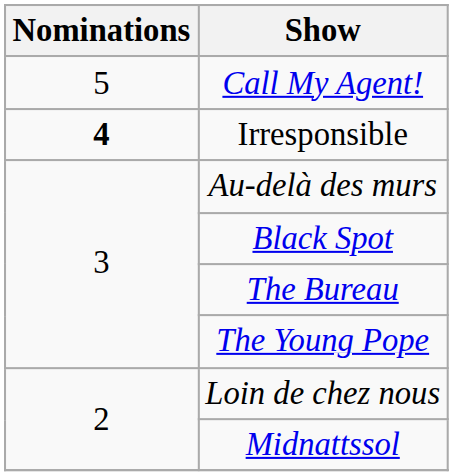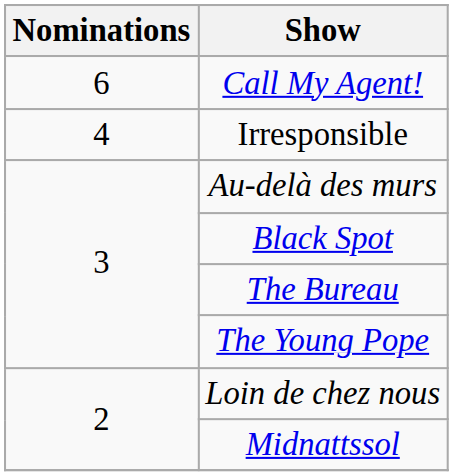(101, 82) 5 -> (101, 82) 6
(101, 133) bold -> (101, 133) normal
